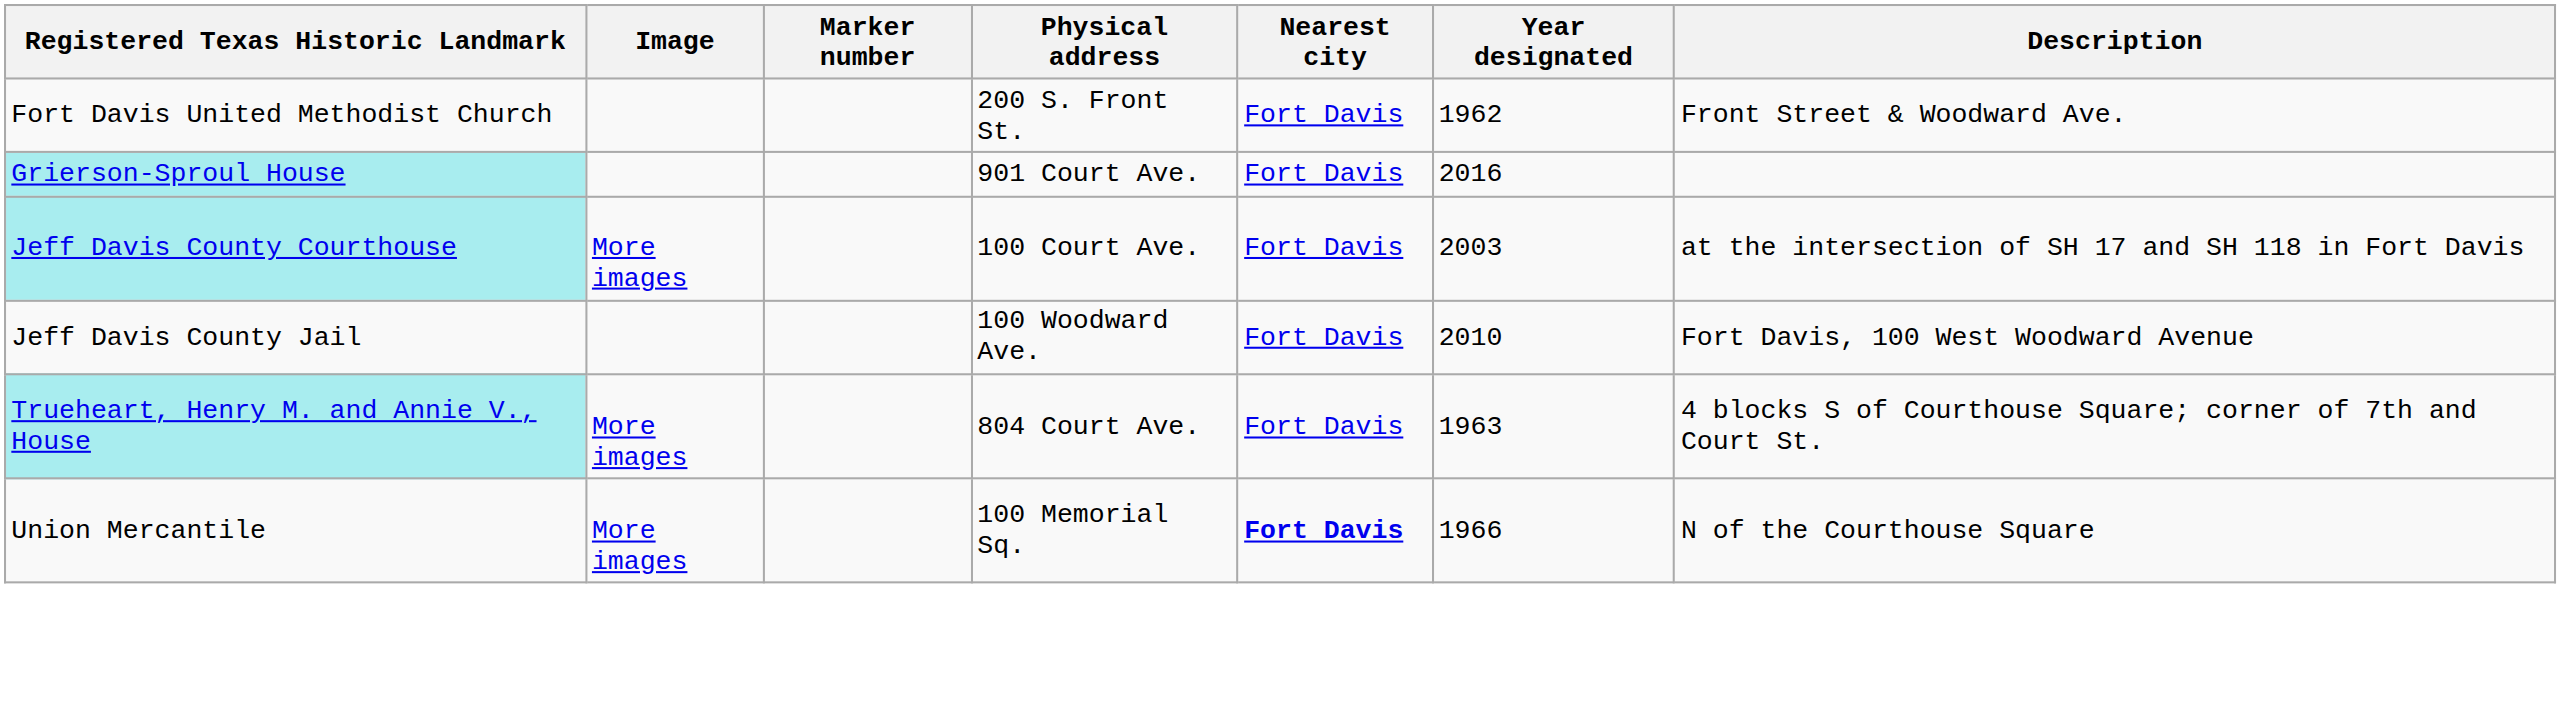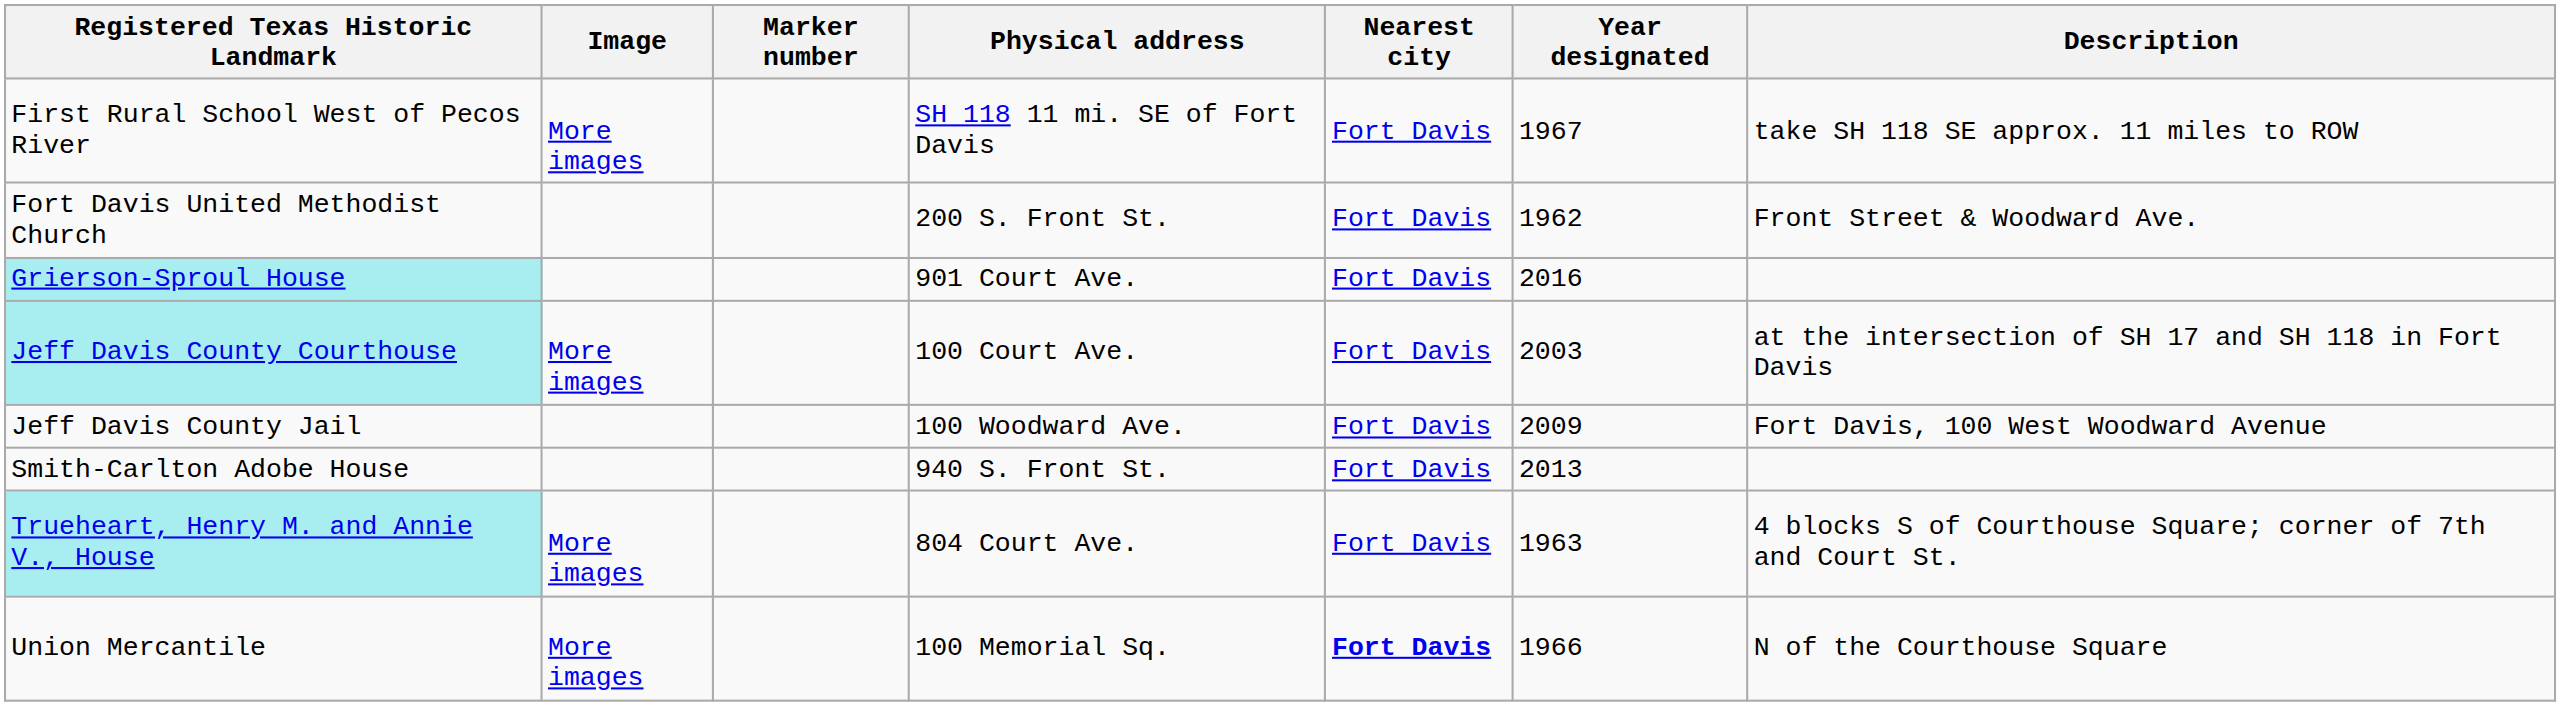+ row: (266, 131)
(1471, 337) 2010 -> (1551, 426) 2009
+ row: (210, 470)
